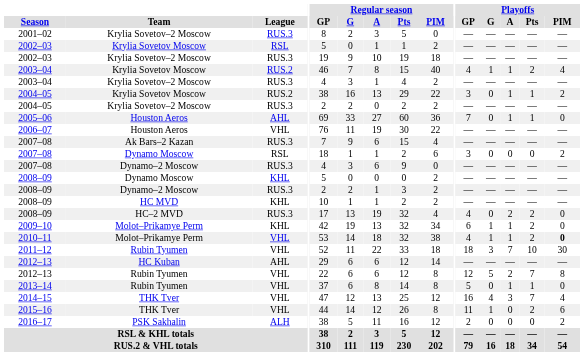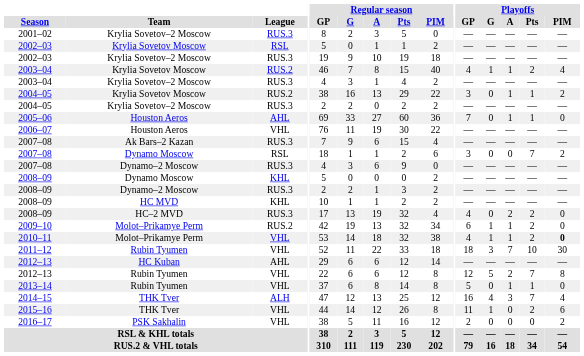(532, 154) 0 -> (532, 154) 7
(280, 226) KHL -> (280, 226) RUS.2
(280, 298) VHL -> (280, 298) ALH
(280, 322) ALH -> (280, 322) VHL
